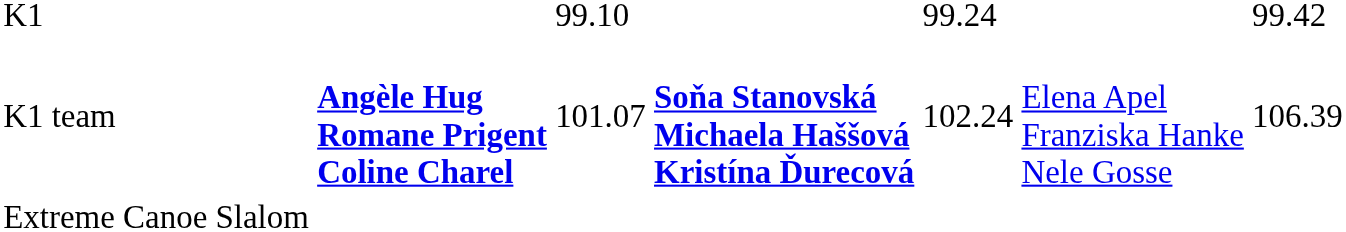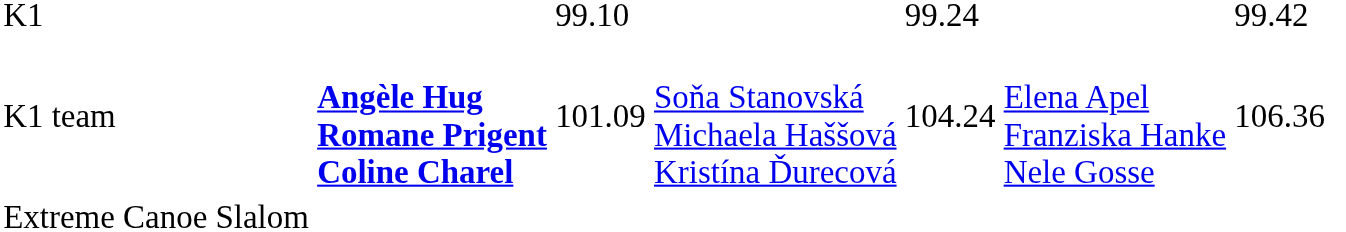(600, 116) 101.07 -> (600, 116) 101.09
(784, 134) bold -> (775, 134) normal
(968, 116) 102.24 -> (950, 116) 104.24
(1297, 116) 106.39 -> (1280, 116) 106.36
